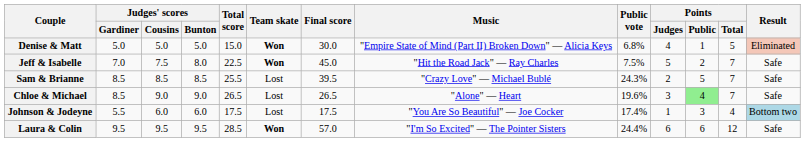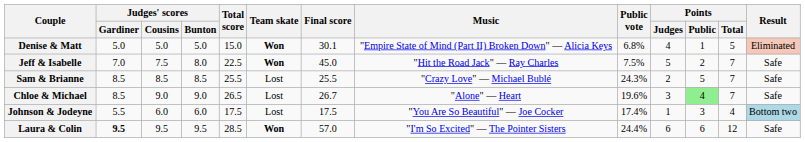(328, 46) 30.0 -> (328, 46) 30.1
(328, 79) 39.5 -> (328, 79) 25.5
(328, 96) 26.5 -> (328, 96) 26.7
(119, 129) normal -> (119, 129) bold
